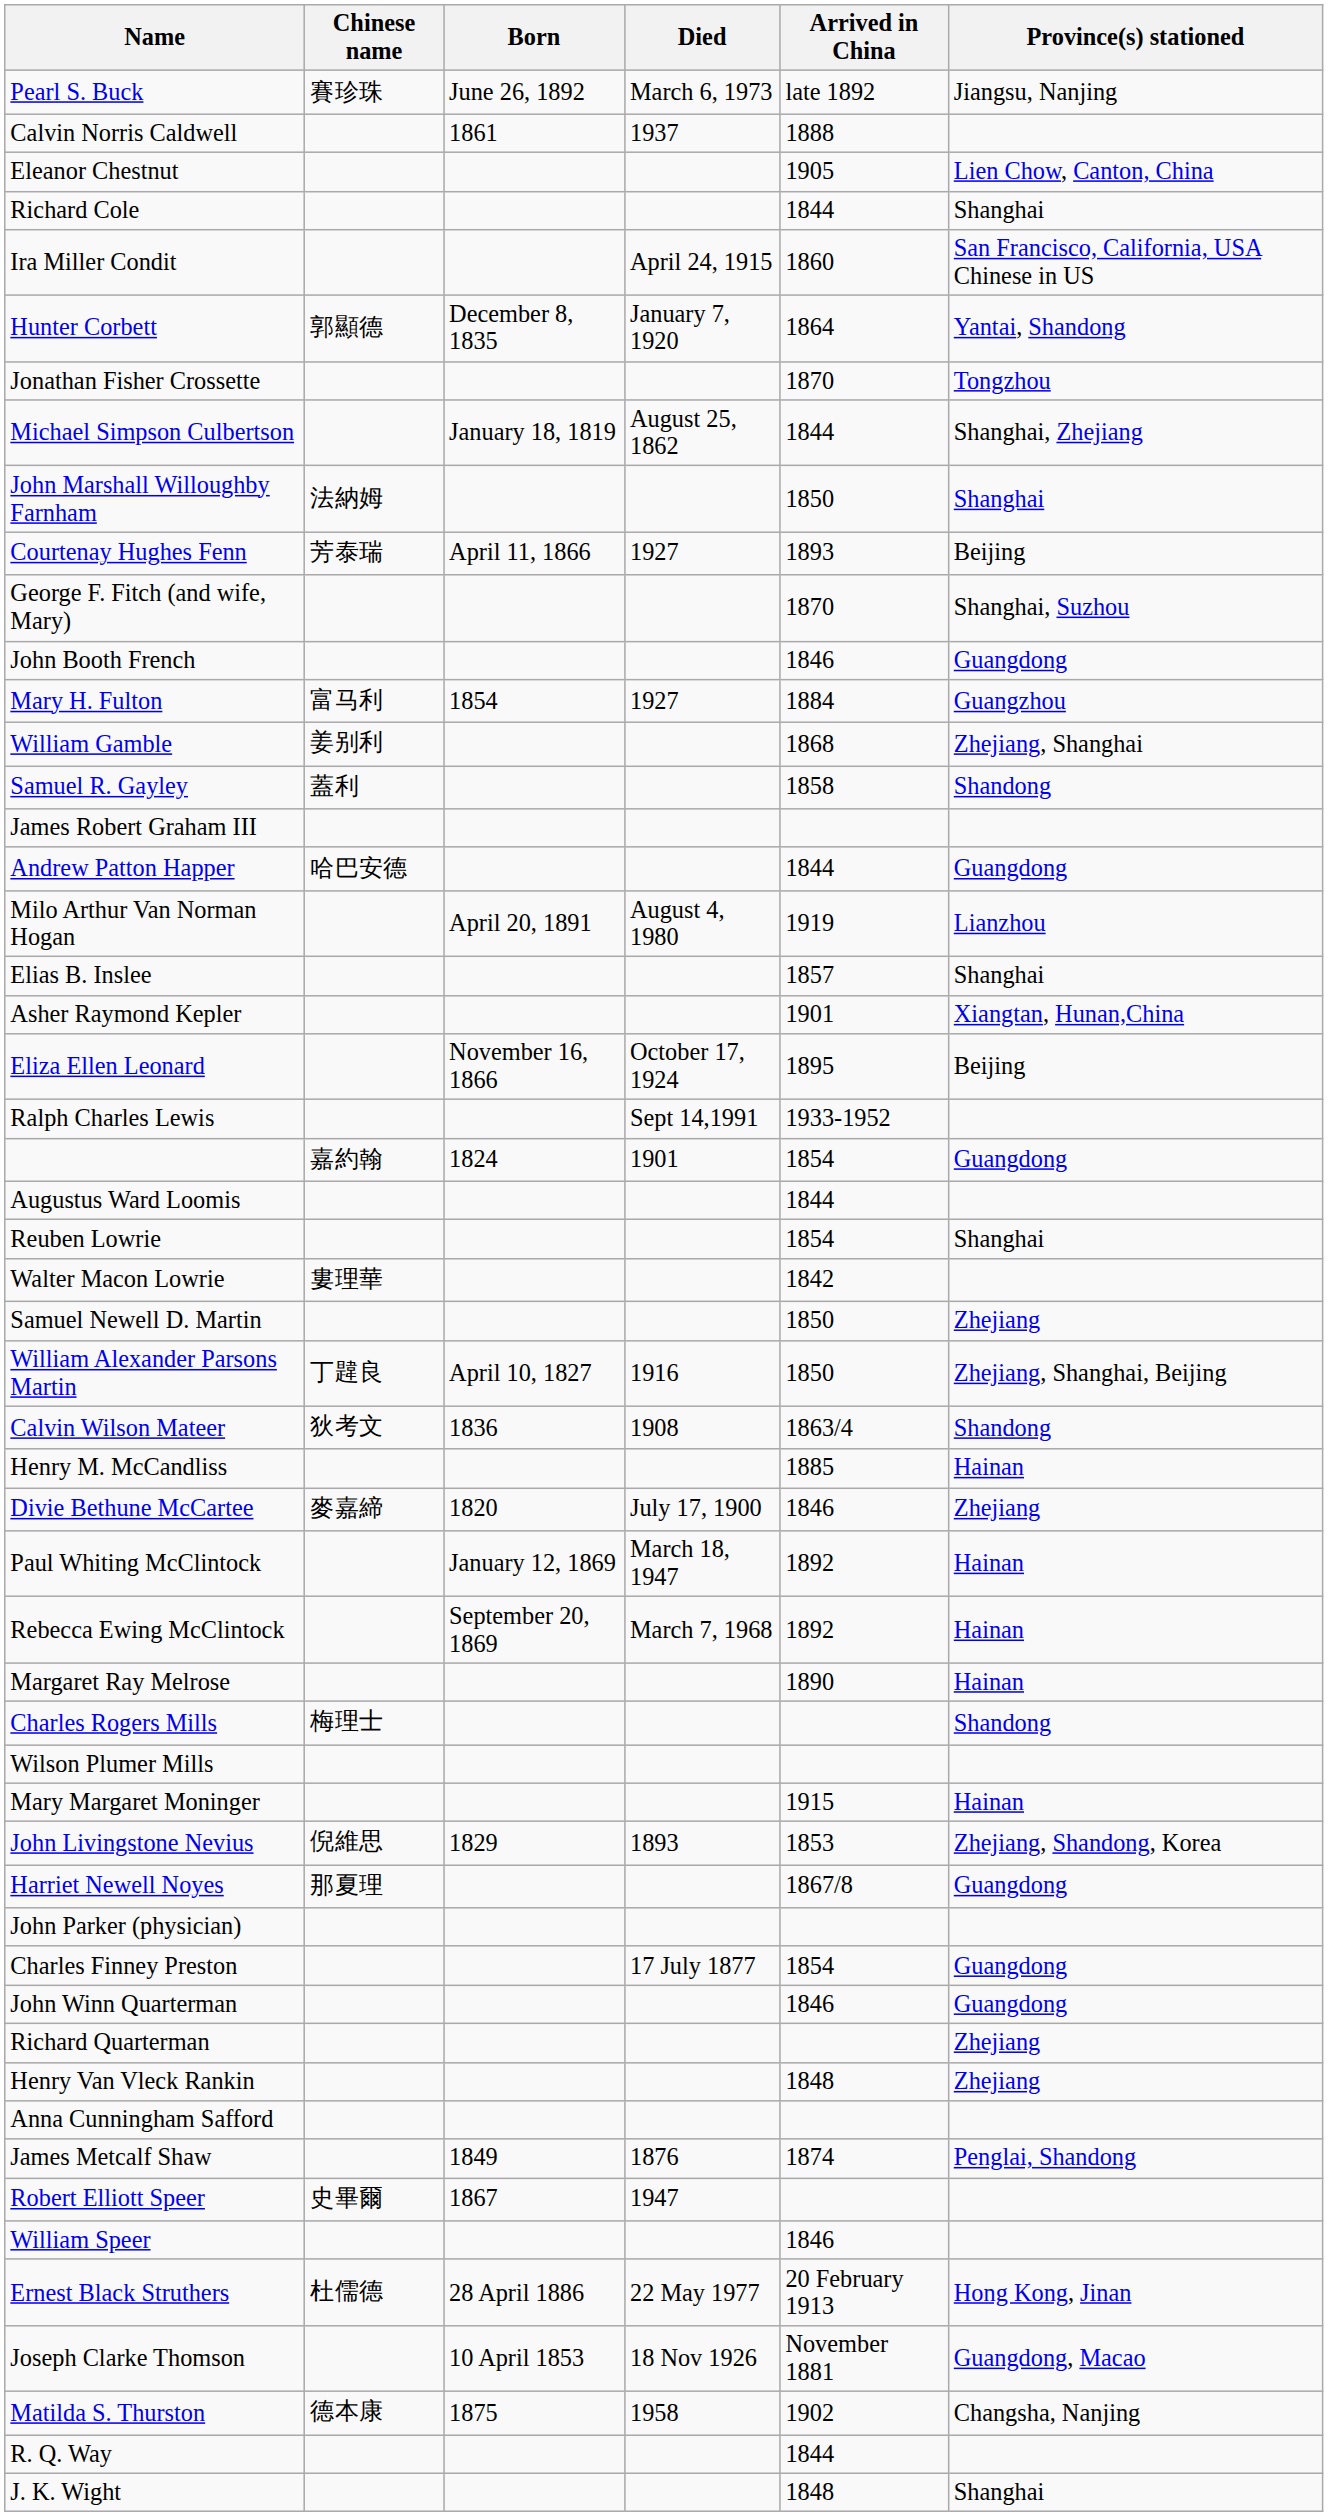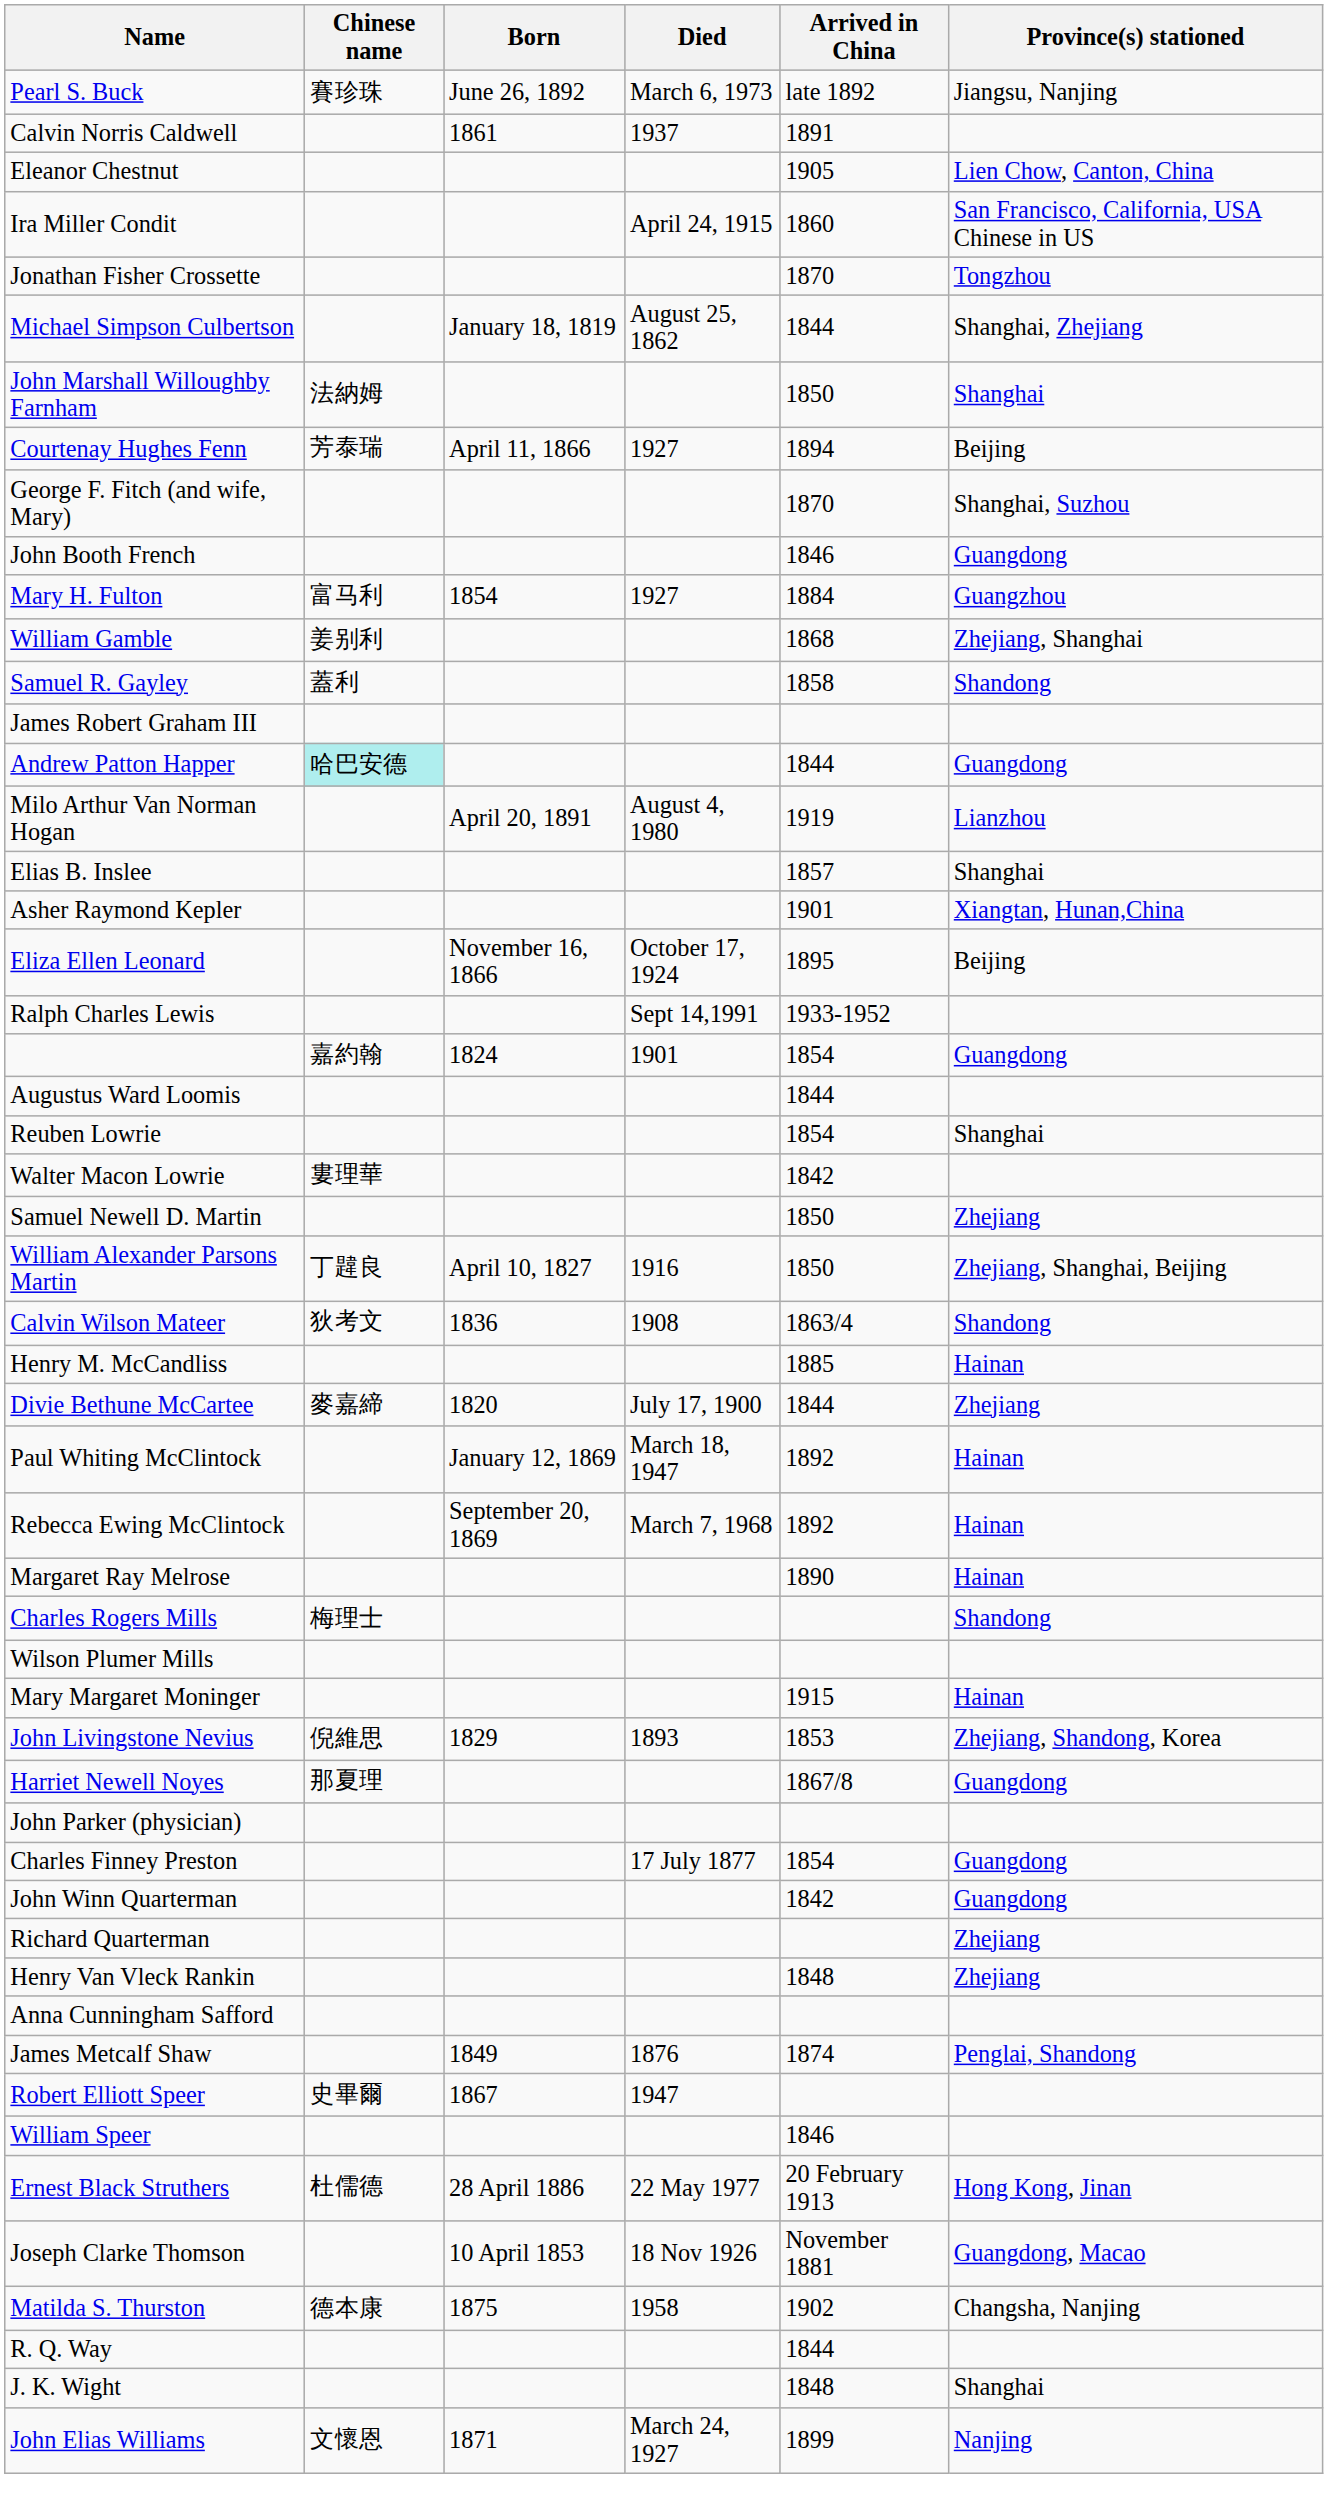(810, 132) 1888 -> (810, 132) 1891
- row: (75, 209)
- row: (84, 328)
(810, 553) 1893 -> (810, 448) 1894
(359, 867) no background -> (359, 763) paleturquoise background
(810, 1509) 1846 -> (810, 1404) 1844
(810, 2003) 1846 -> (810, 1899) 1842
+ row: (108, 2439)
